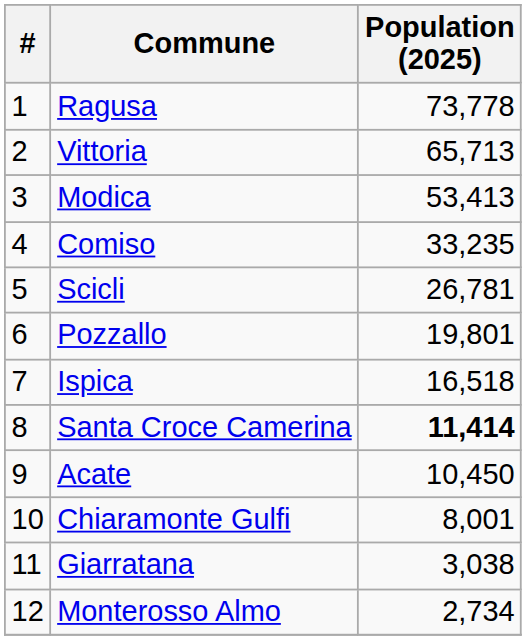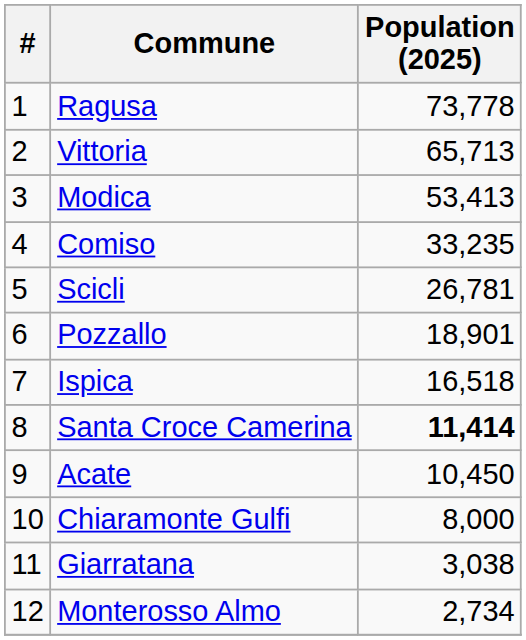(470, 335) 19,801 -> (470, 335) 18,901
(478, 519) 8,001 -> (478, 519) 8,000
